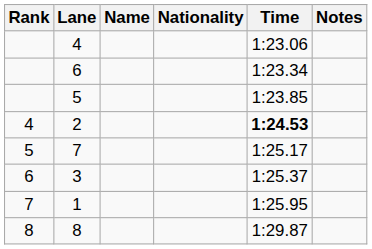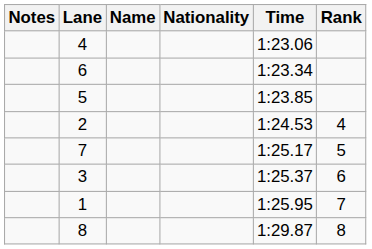columns swapped: (29, 17) <-> (339, 17)
(280, 124) bold -> (285, 124) normal
